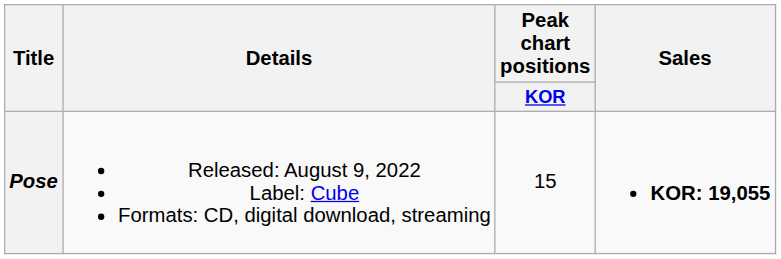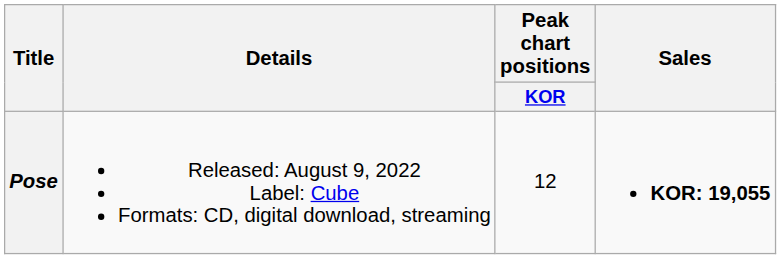(545, 182) 15 -> (545, 182) 12
